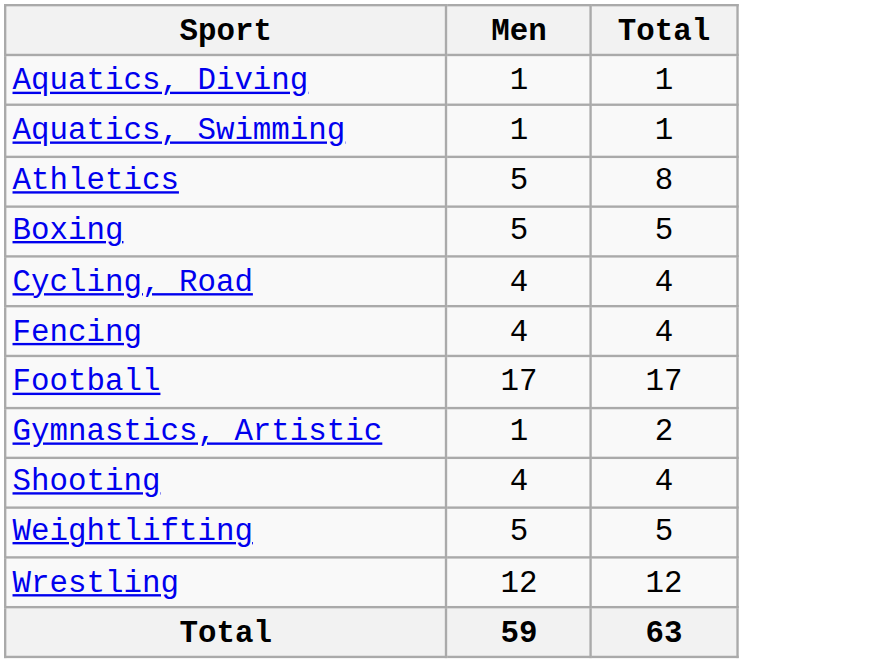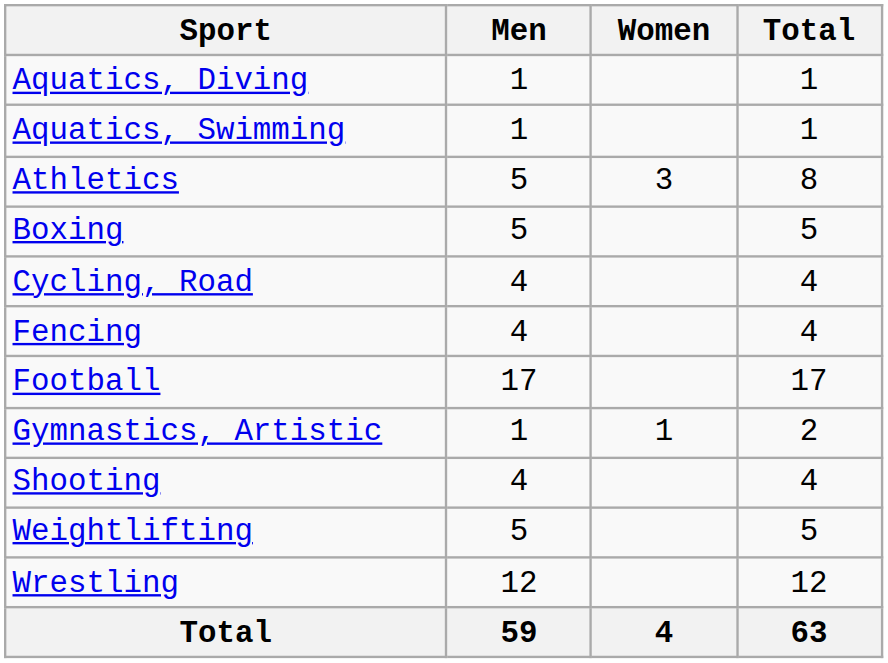+ column: (664, 30)
